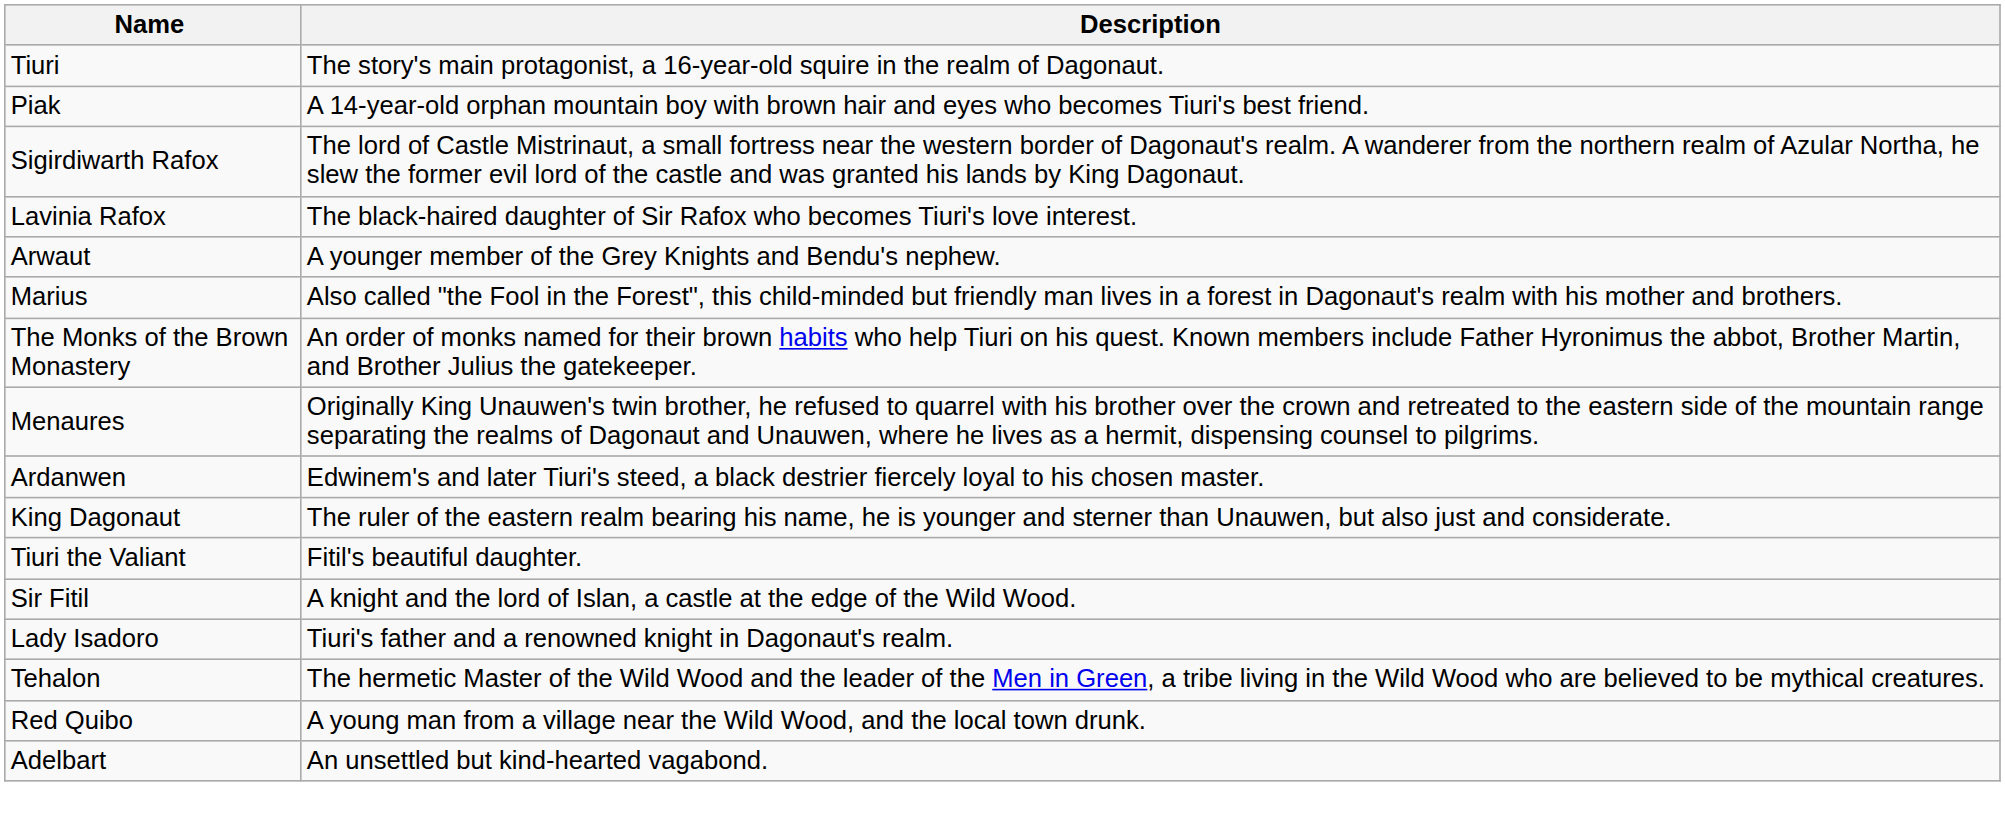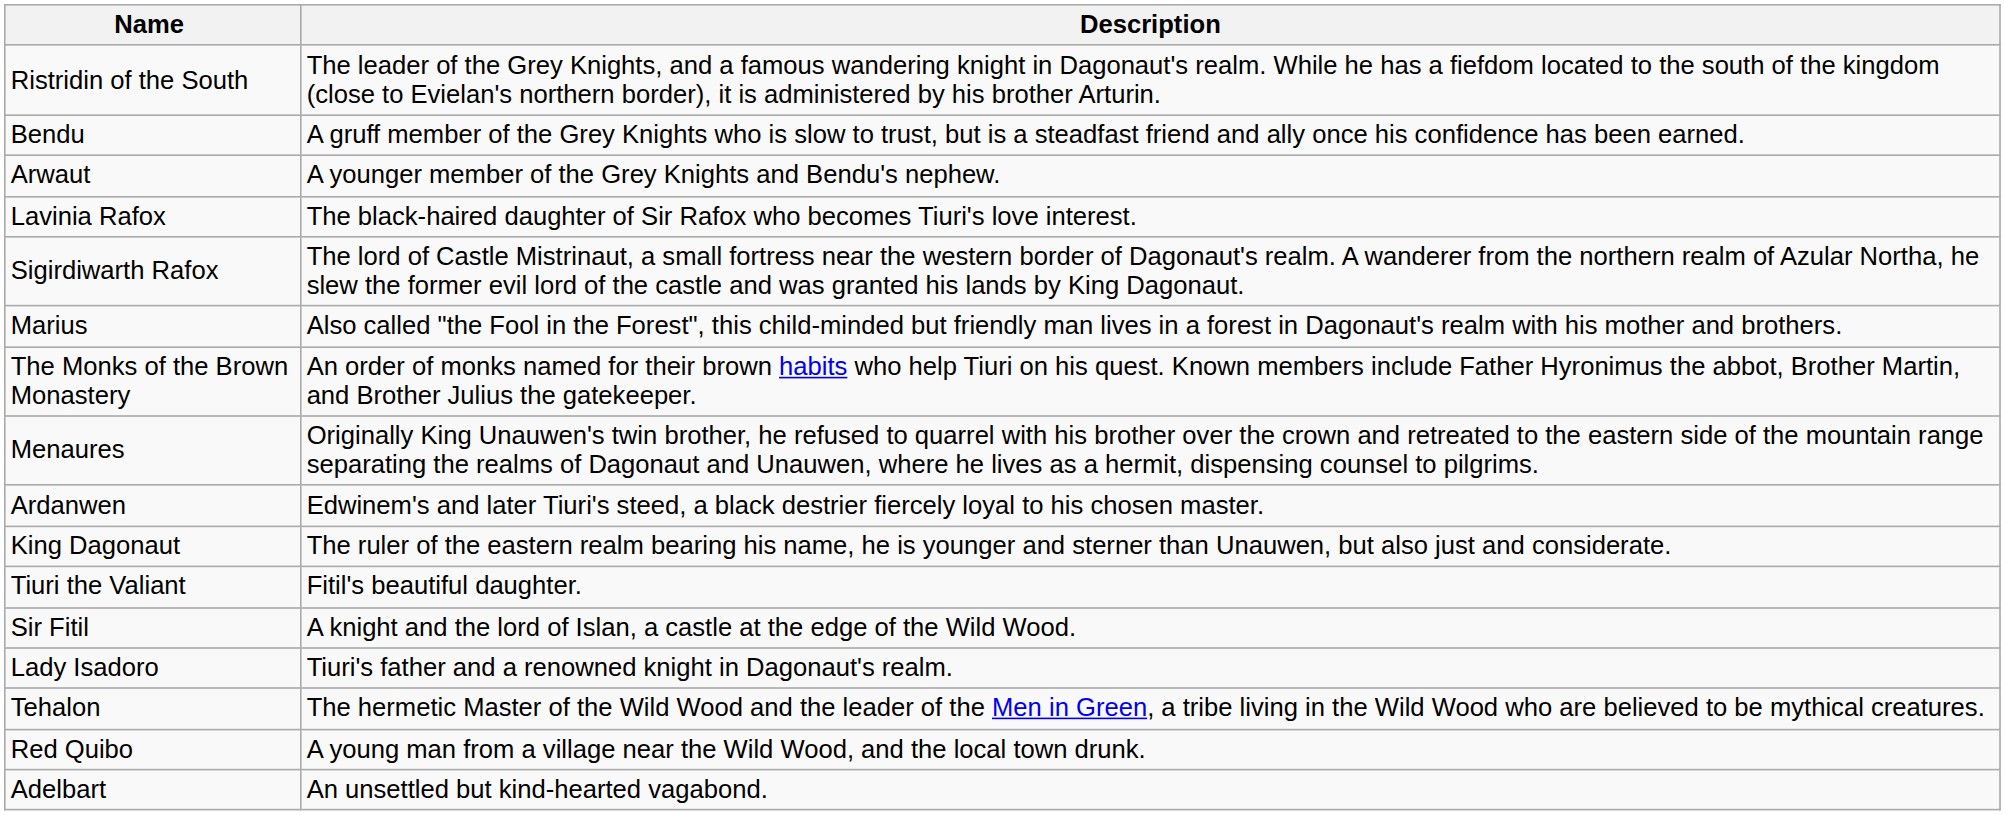- row: (35, 65)
- row: (36, 106)
+ row: (130, 79)
+ row: (48, 134)
rows swapped: (115, 161) <-> (51, 256)
